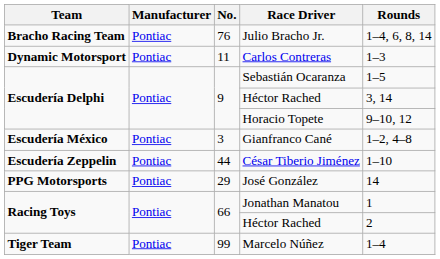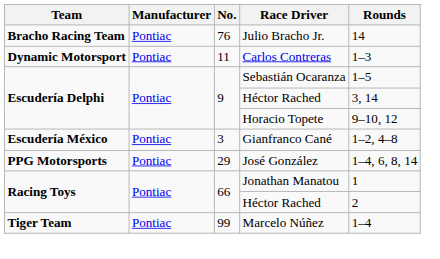(399, 35) 1–4, 6, 8, 14 -> (358, 35) 14
- row: (62, 160)
(372, 181) 14 -> (384, 160) 1–4, 6, 8, 14
